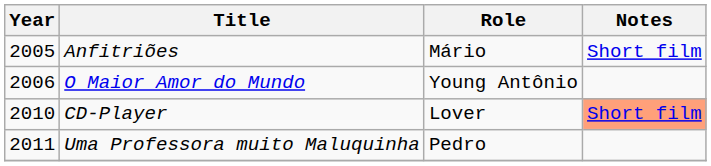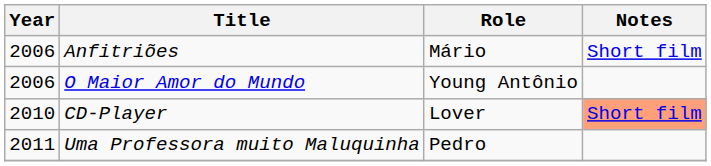(32, 51) 2005 -> (32, 51) 2006
